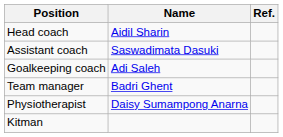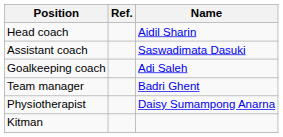columns swapped: (179, 13) <-> (264, 13)
